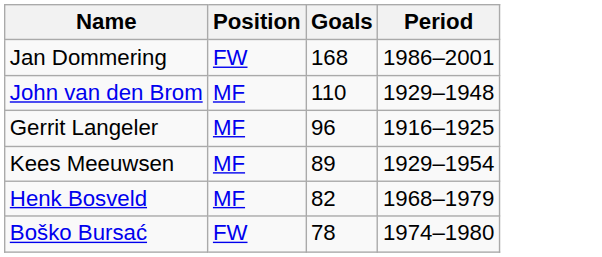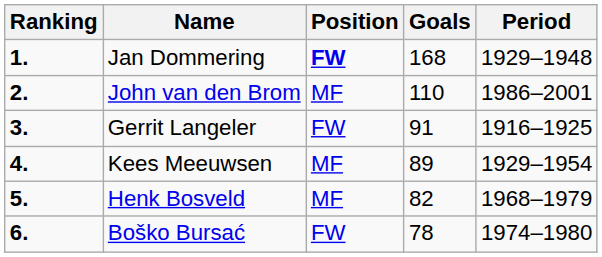+ column: (54, 22)
(230, 57) normal -> (328, 57) bold
(439, 57) 1986–2001 -> (537, 57) 1929–1948
(439, 92) 1929–1948 -> (537, 92) 1986–2001
(229, 127) MF -> (328, 127) FW
(323, 127) 96 -> (421, 127) 91
